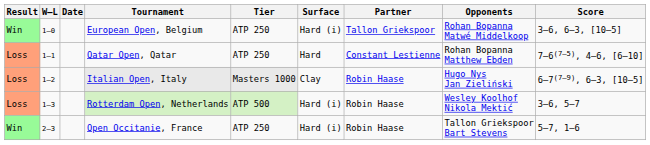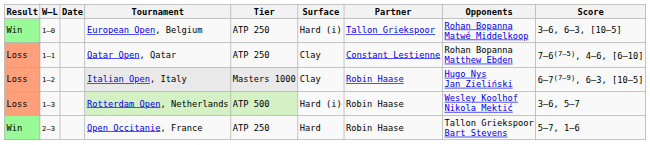(310, 55) Hard -> (310, 55) Clay
(321, 128) Hard (i) -> (310, 128) Hard
